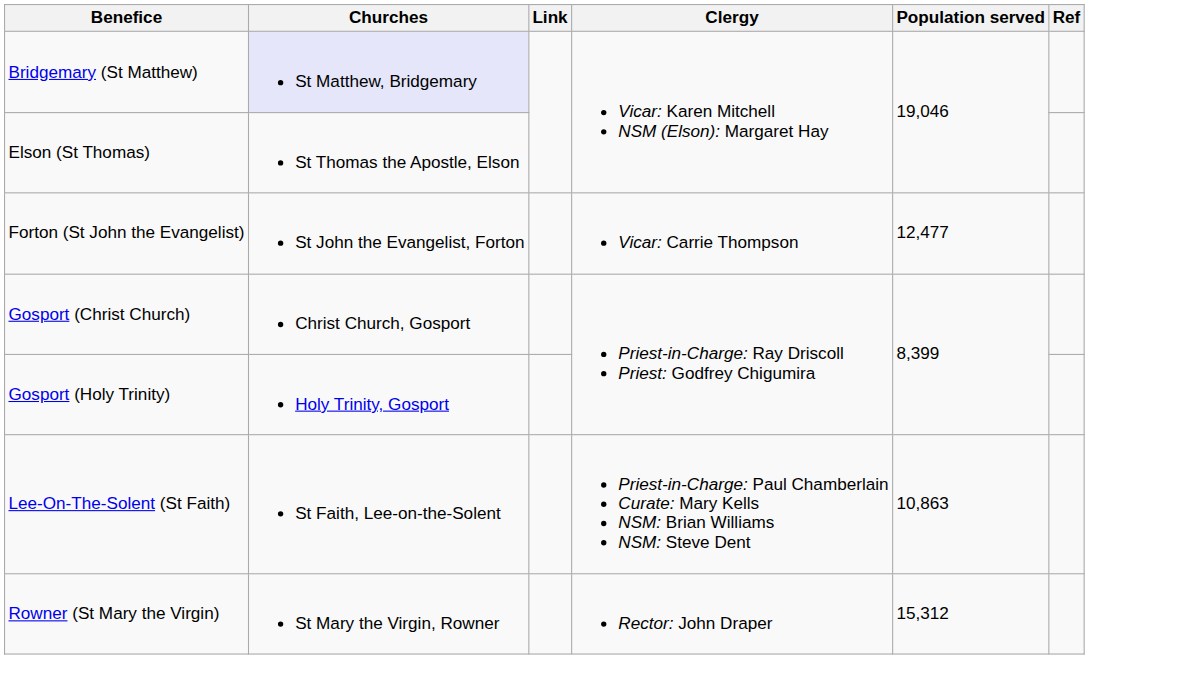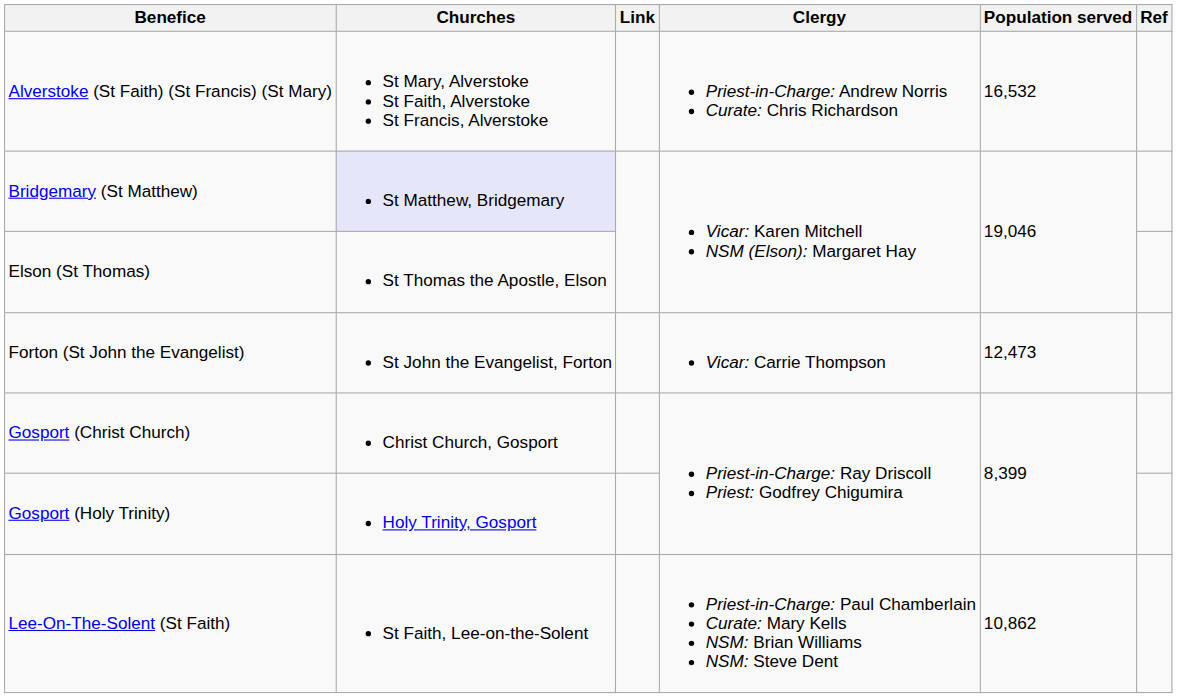+ row: (170, 91)
(923, 233) 12,477 -> (1010, 352) 12,473
(923, 504) 10,863 -> (1010, 623) 10,862
- row: (114, 613)
